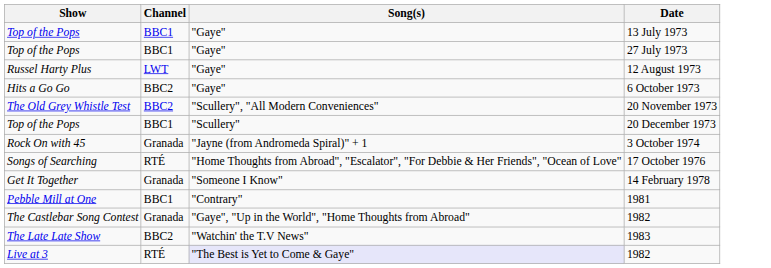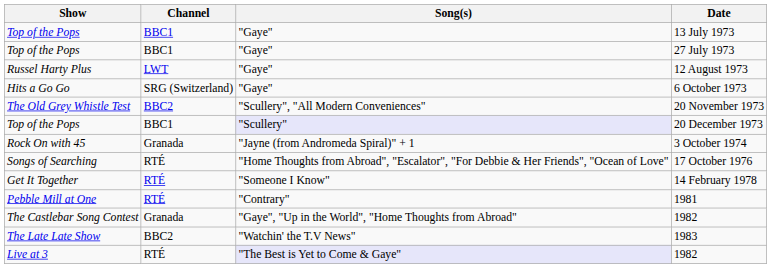(158, 87) BBC2 -> (188, 87) SRG (Switzerland)
(216, 124) no background -> (263, 124) lavender background
(164, 180) Granada -> (155, 180) RTÉ
(158, 198) BBC1 -> (155, 198) RTÉ
